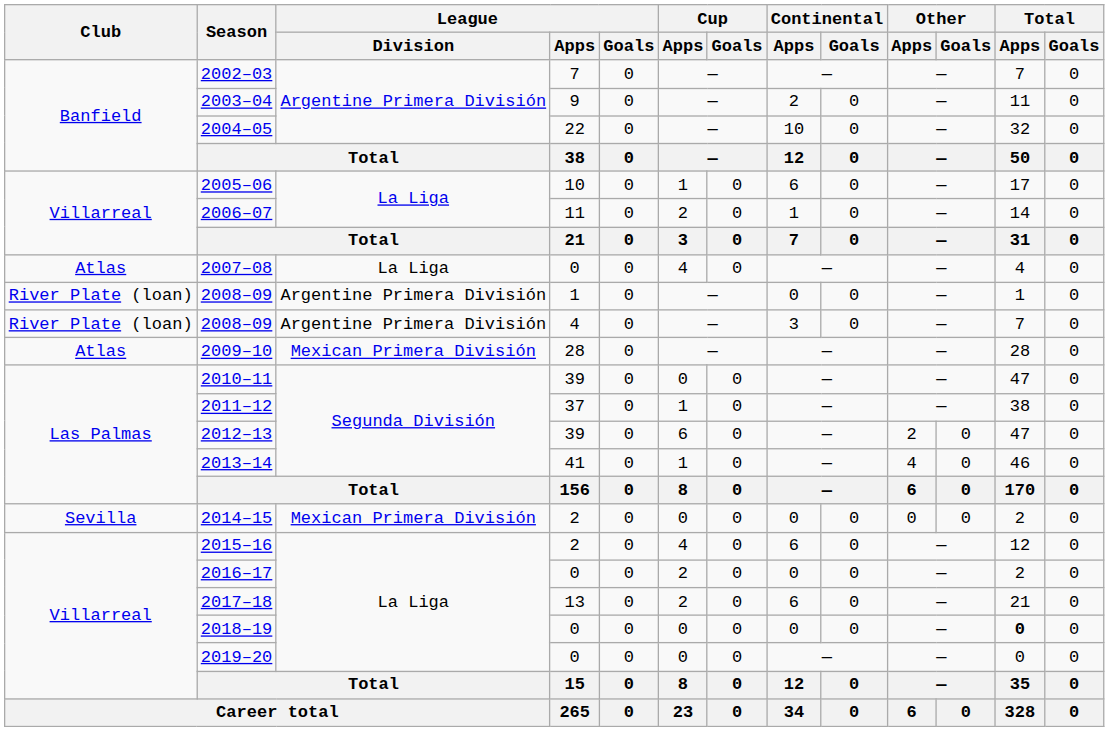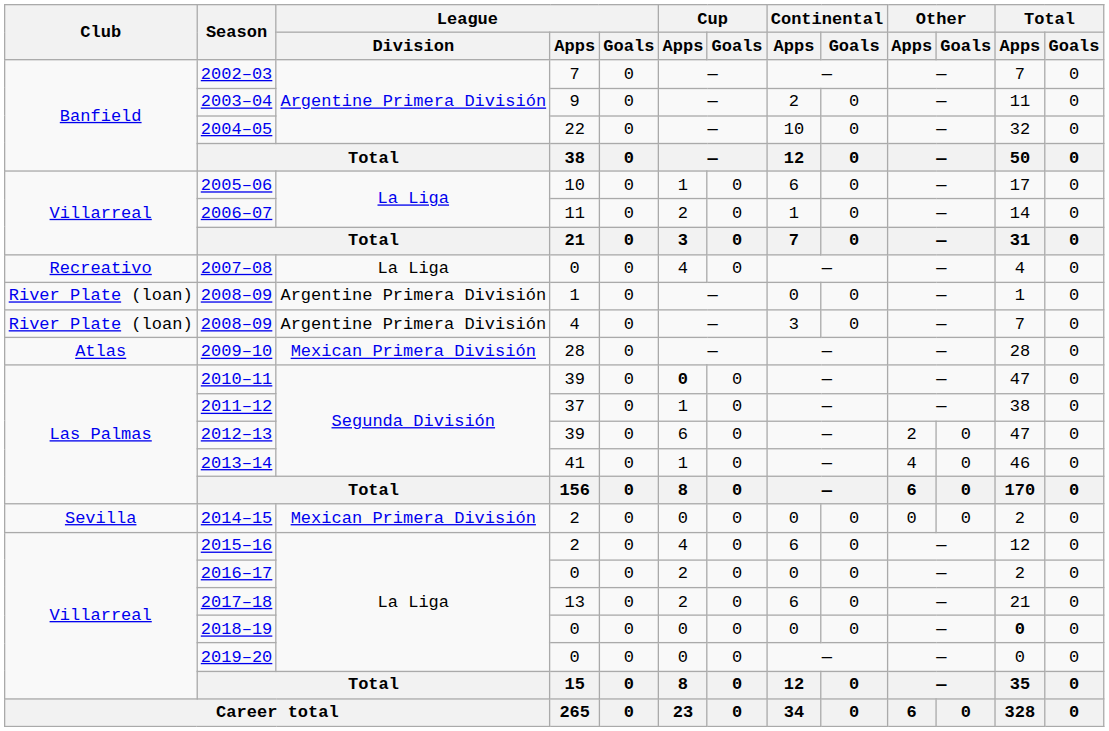(101, 268) Atlas -> (101, 268) Recreativo
(683, 379) normal -> (683, 379) bold
